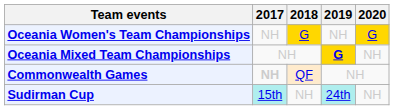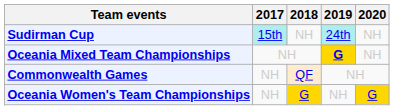rows swapped: (129, 35) <-> (51, 95)
(270, 75) bold -> (270, 75) normal
